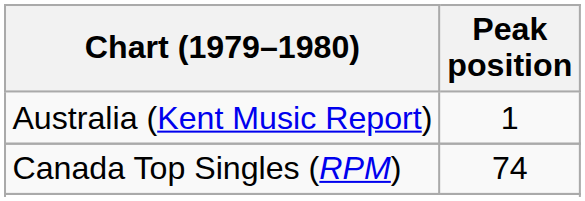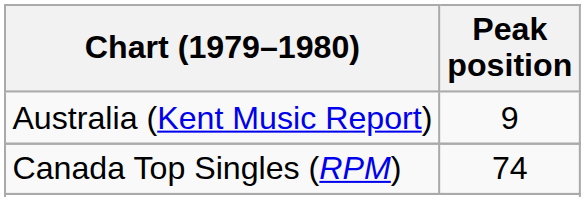(510, 117) 1 -> (510, 117) 9
